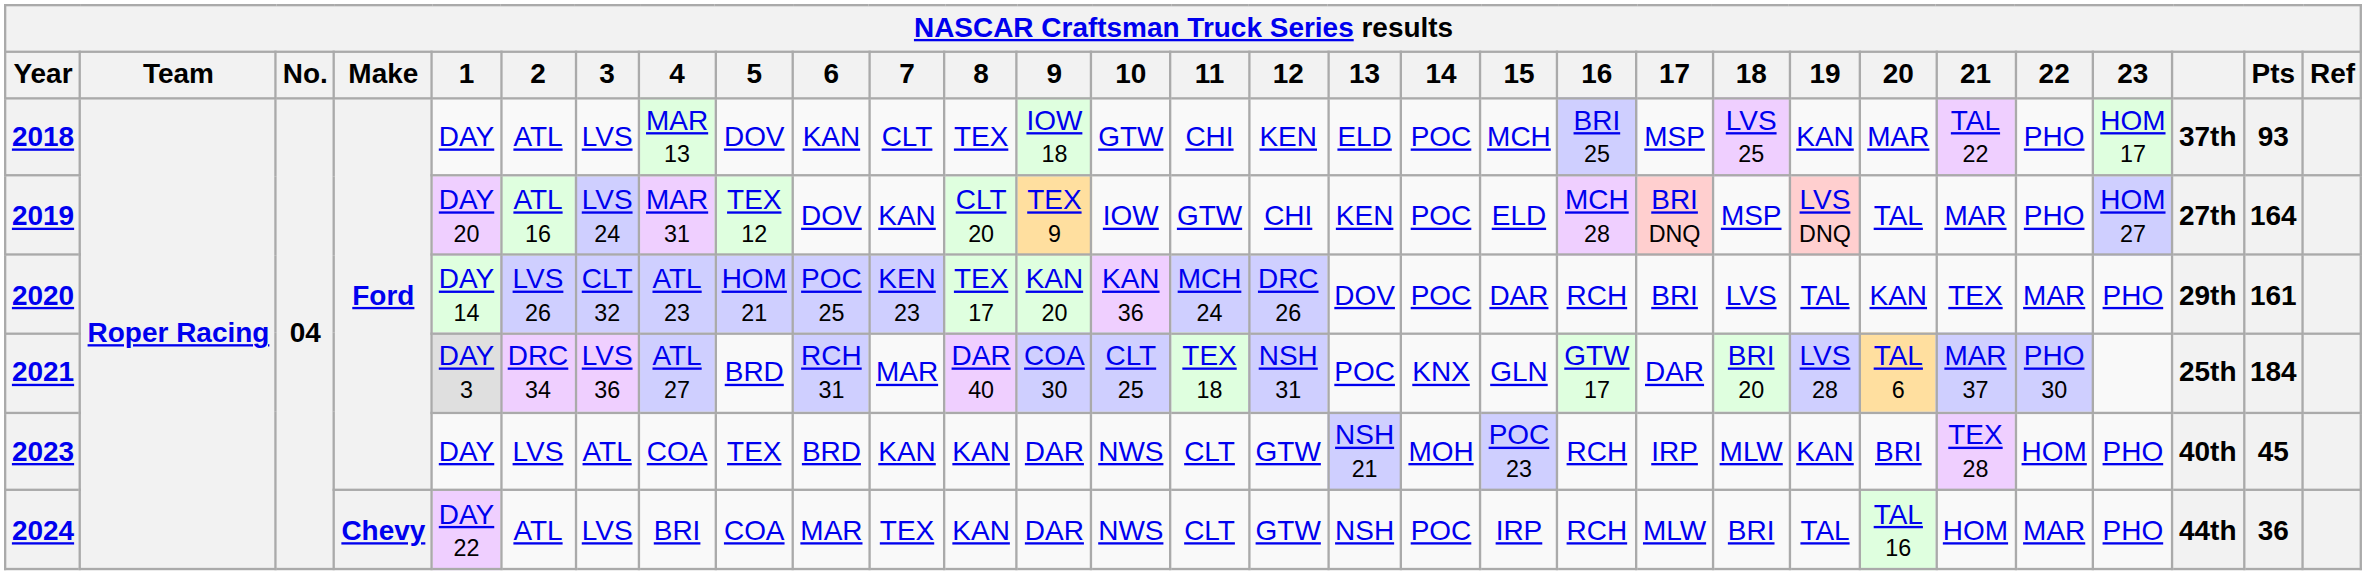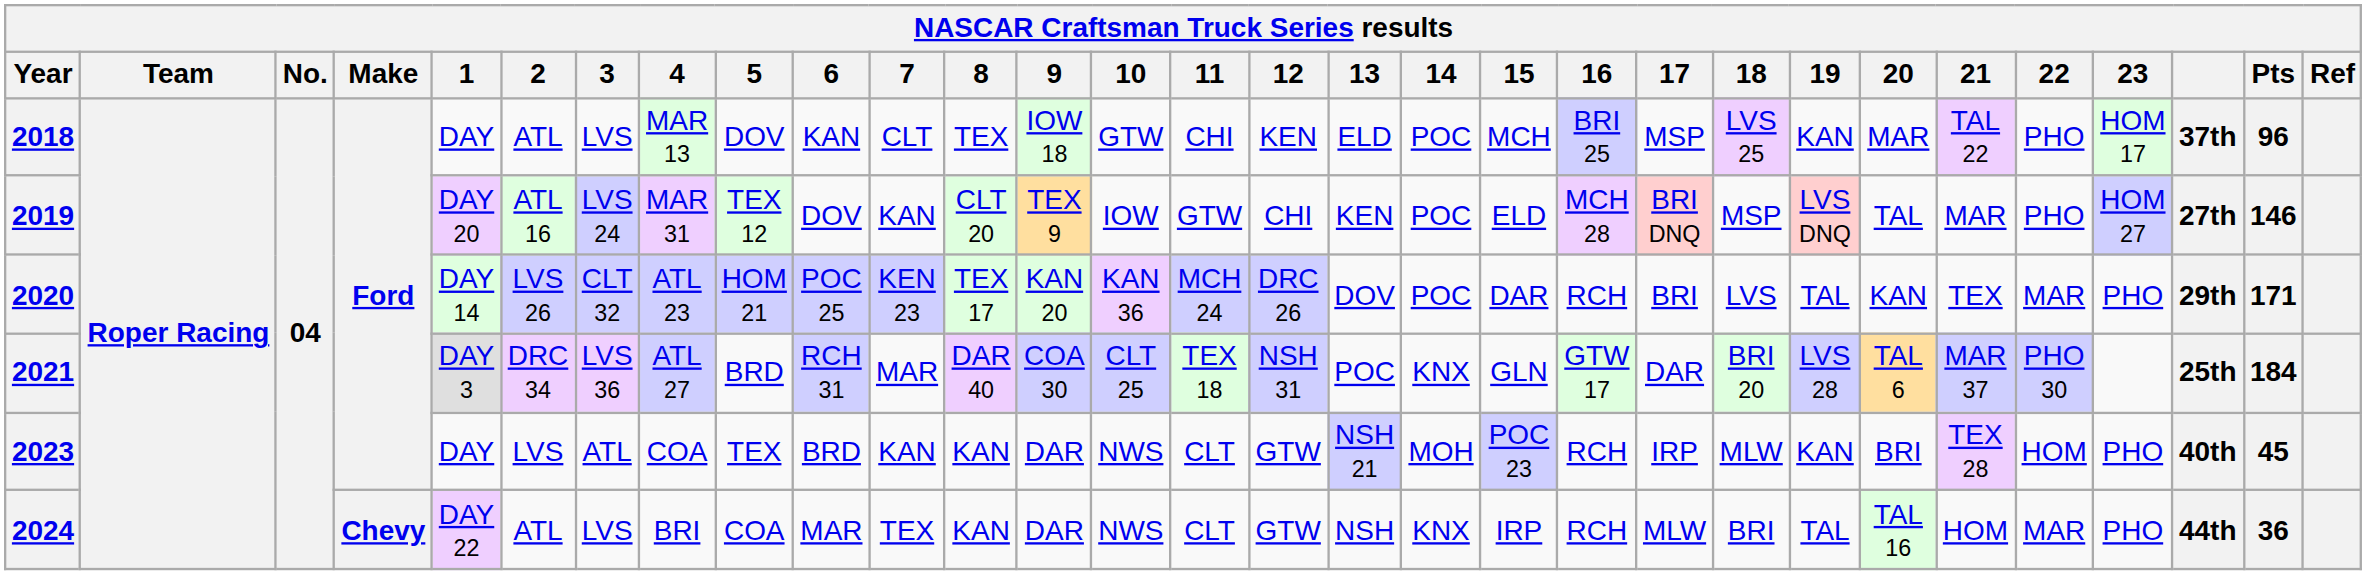(2273, 137) 93 -> (2273, 137) 96
(2273, 215) 164 -> (2273, 215) 146
(2273, 294) 161 -> (2273, 294) 171
(1441, 530) POC -> (1441, 530) KNX
